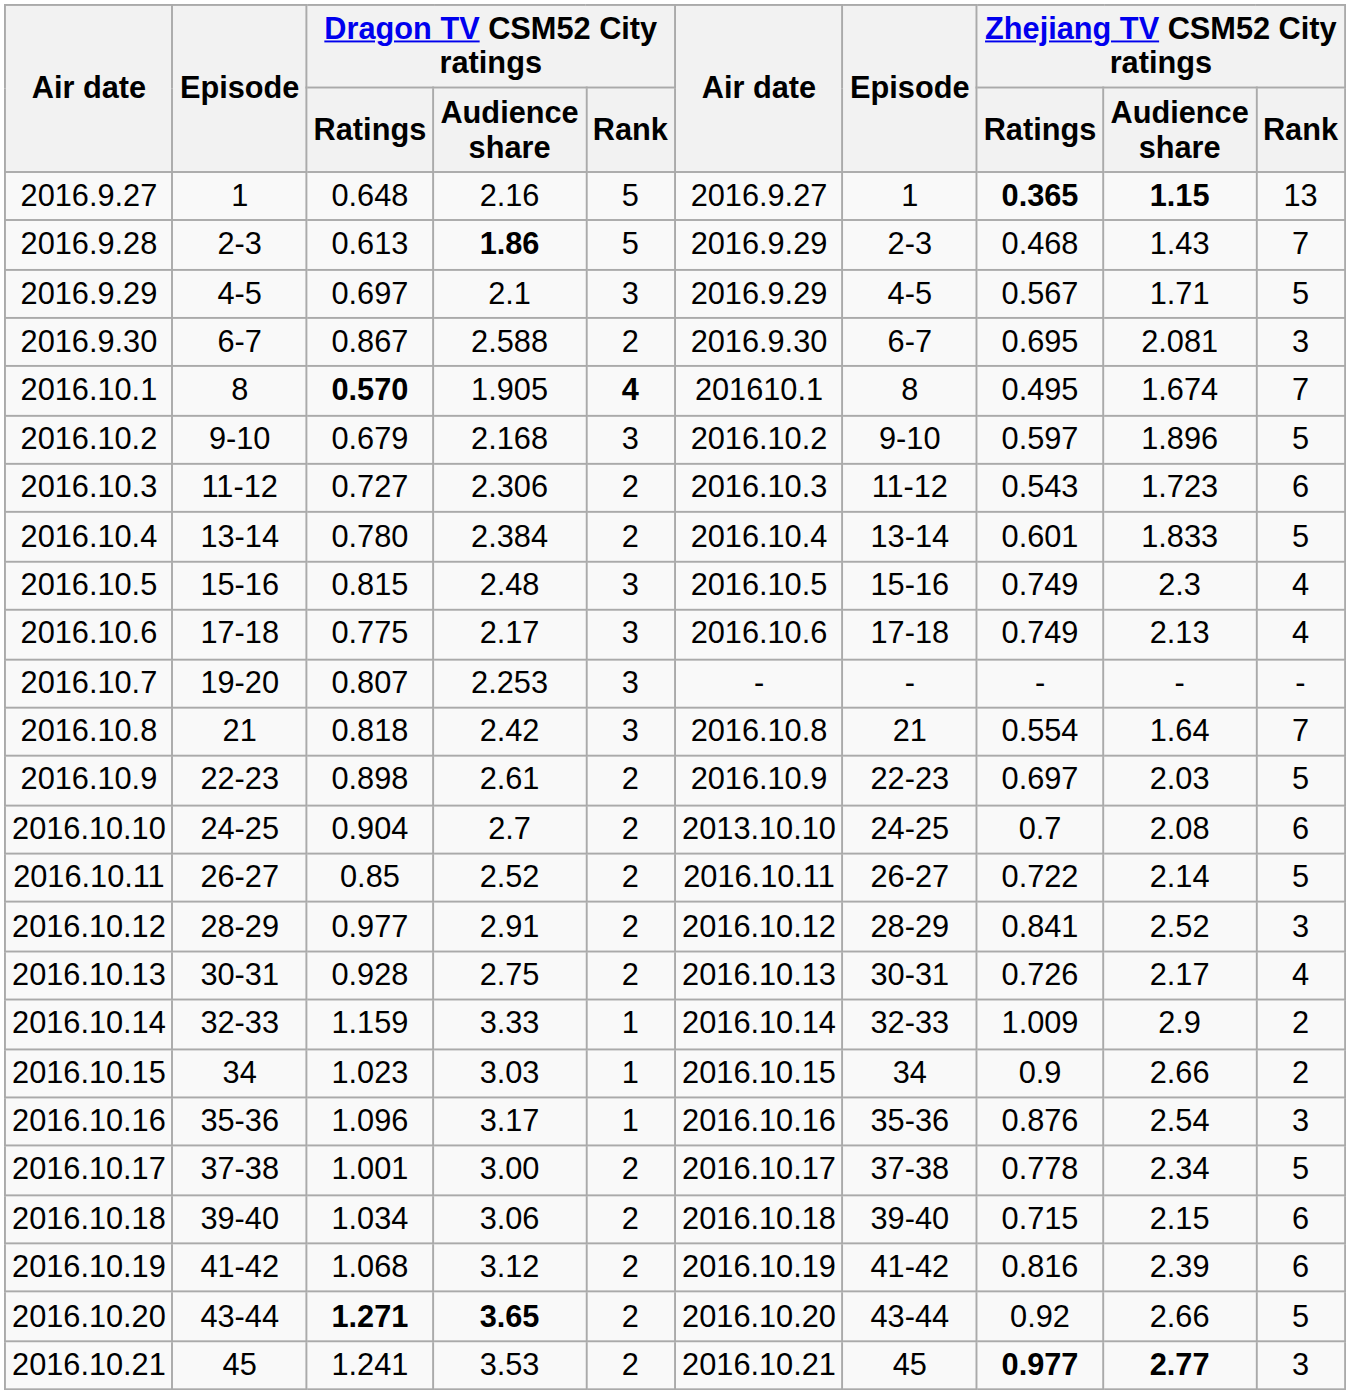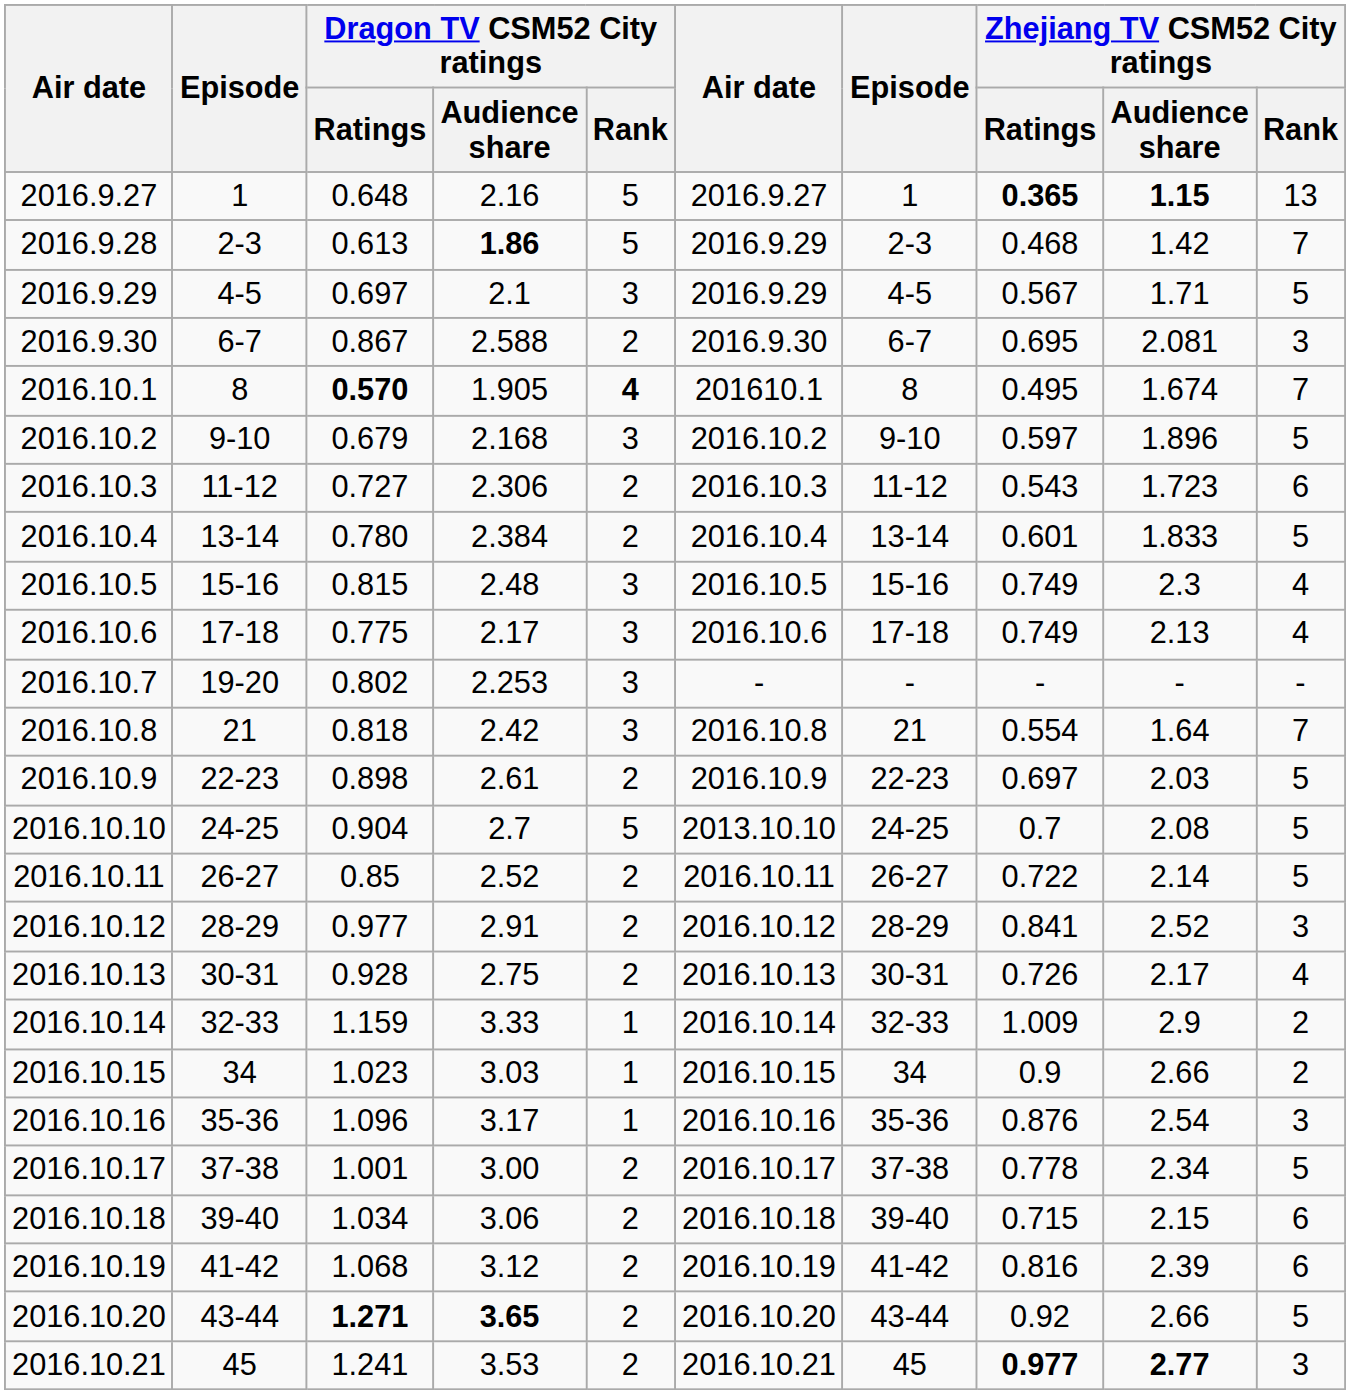(1180, 244) 1.43 -> (1180, 244) 1.42
(370, 682) 0.807 -> (370, 682) 0.802
(630, 828) 2 -> (630, 828) 5
(1300, 828) 6 -> (1300, 828) 5
